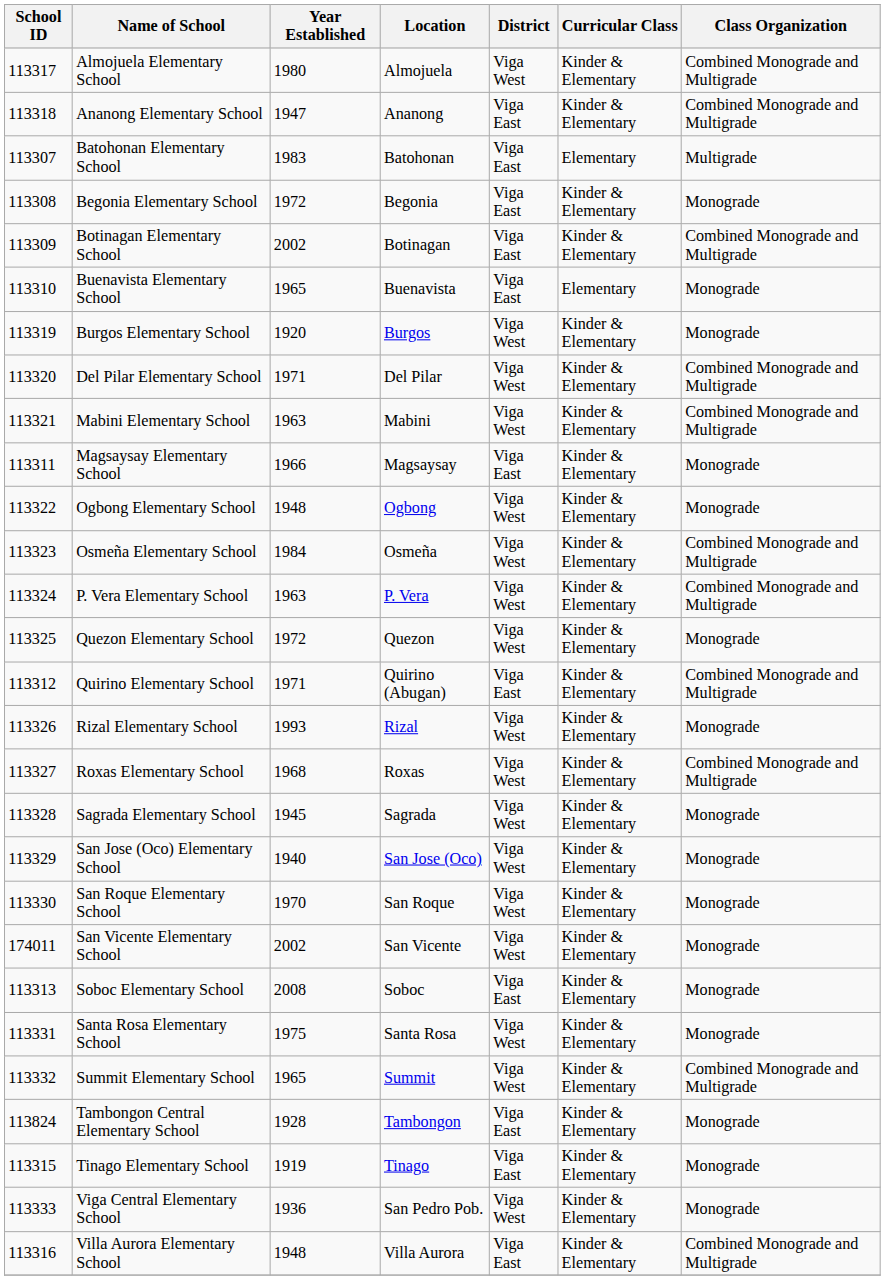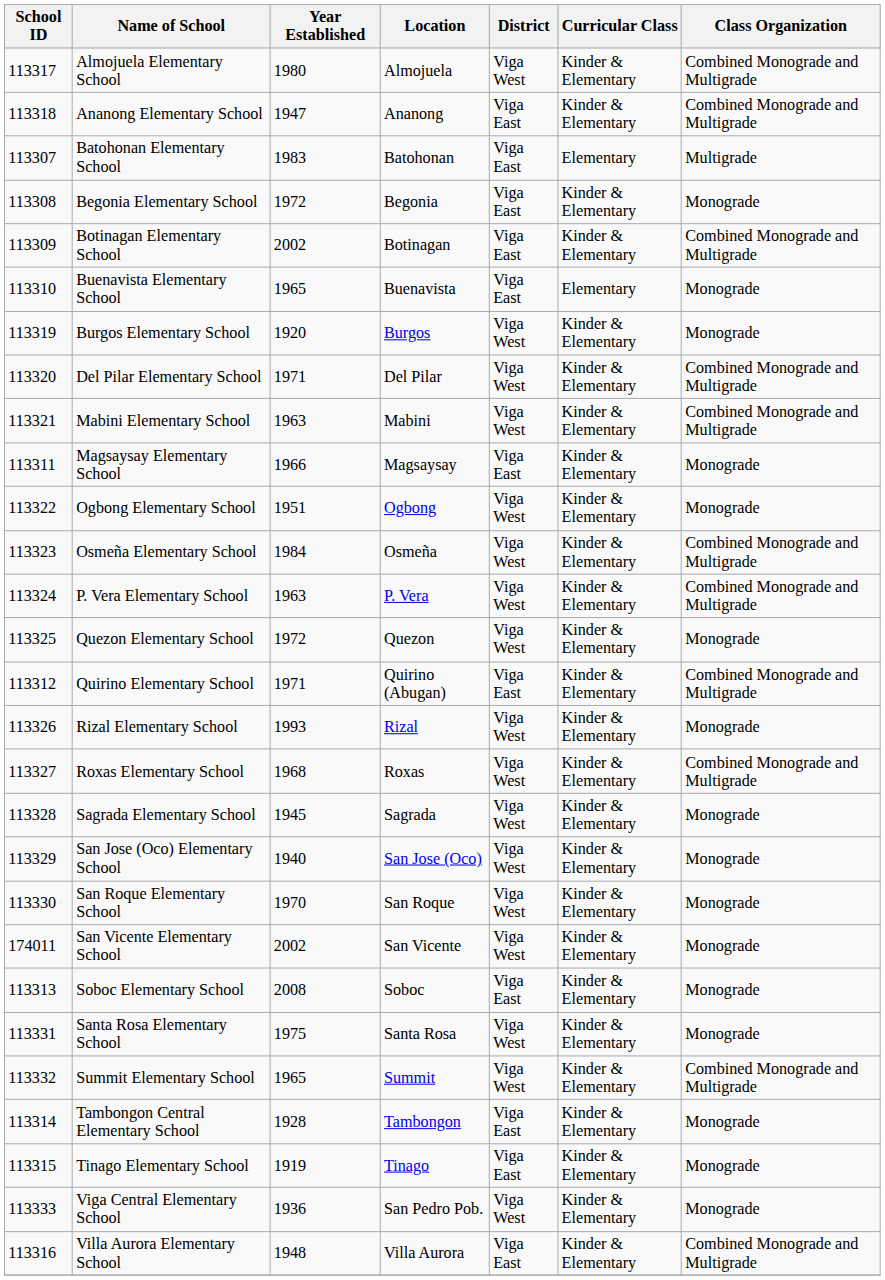(290, 508) 1948 -> (290, 508) 1951
(32, 1121) 113824 -> (32, 1121) 113314
